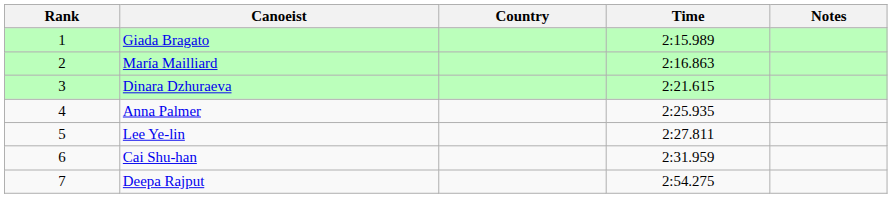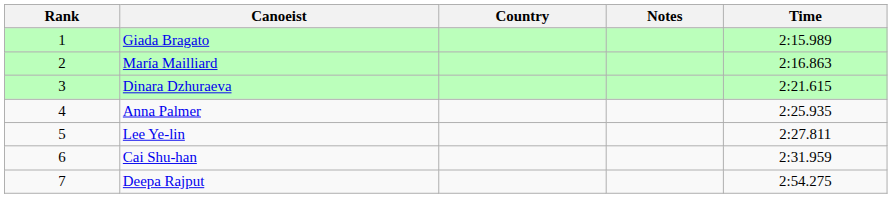columns swapped: (688, 16) <-> (829, 16)
